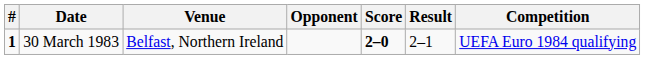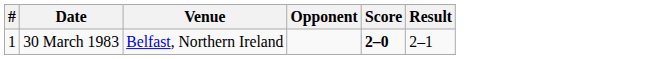- column: (548, 16)
(12, 41) bold -> (12, 41) normal
